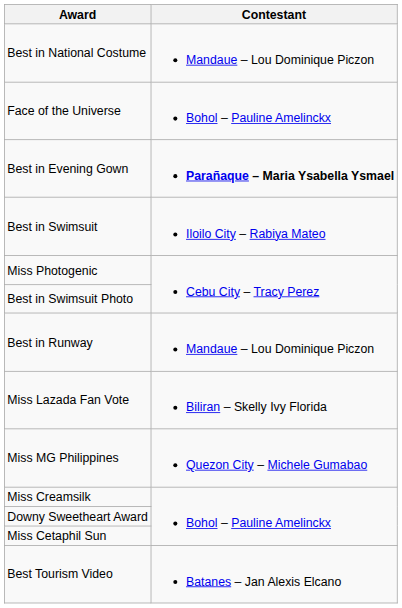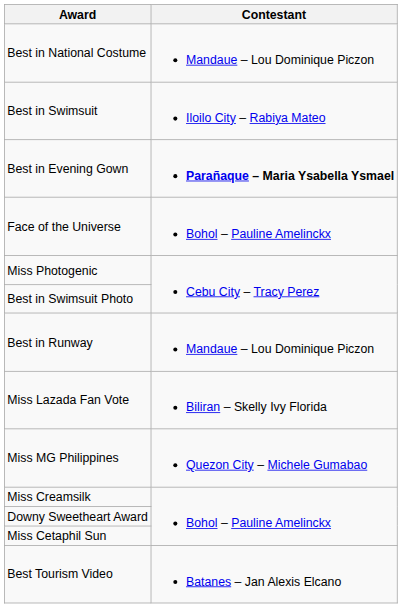rows swapped: (52, 227) <-> (64, 111)
